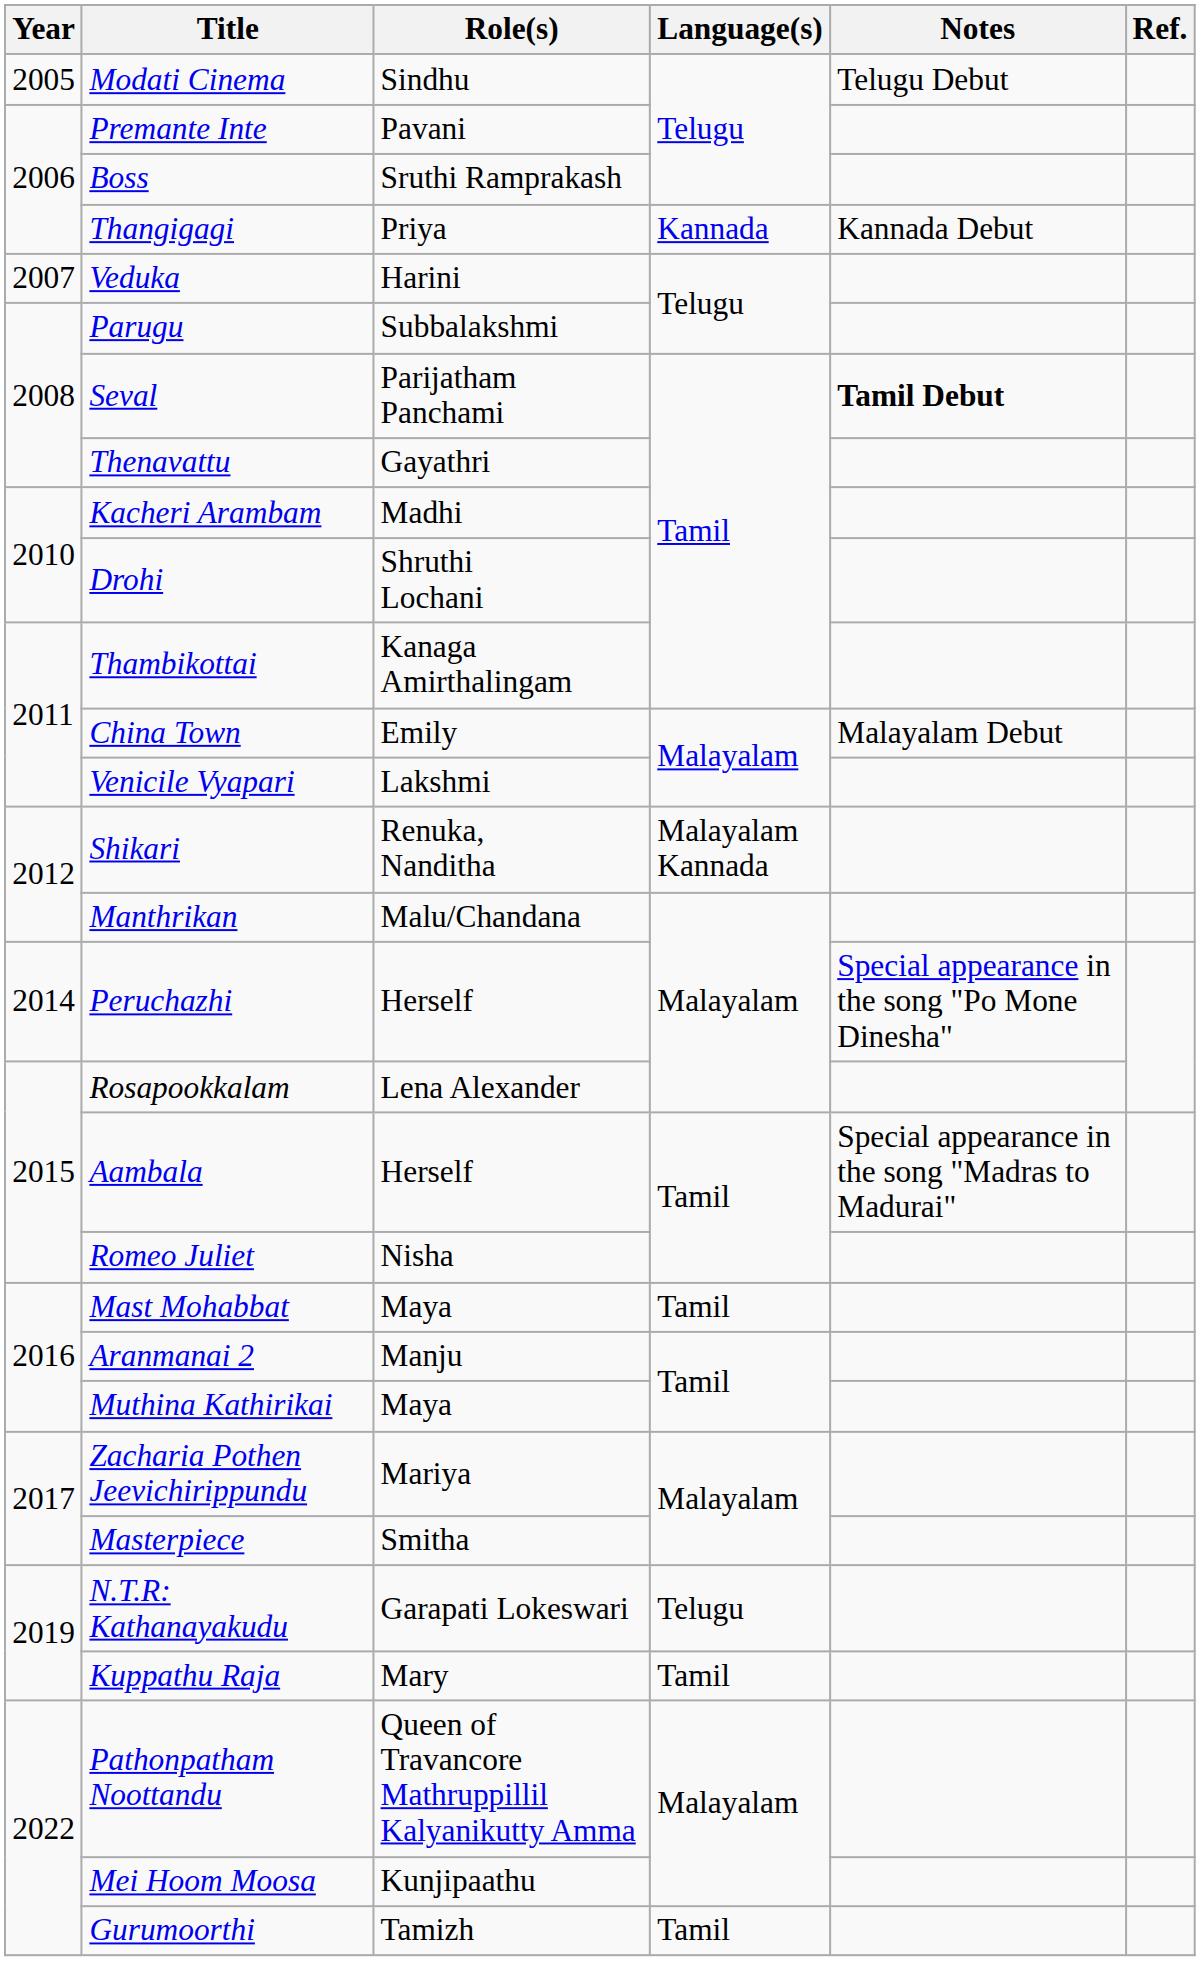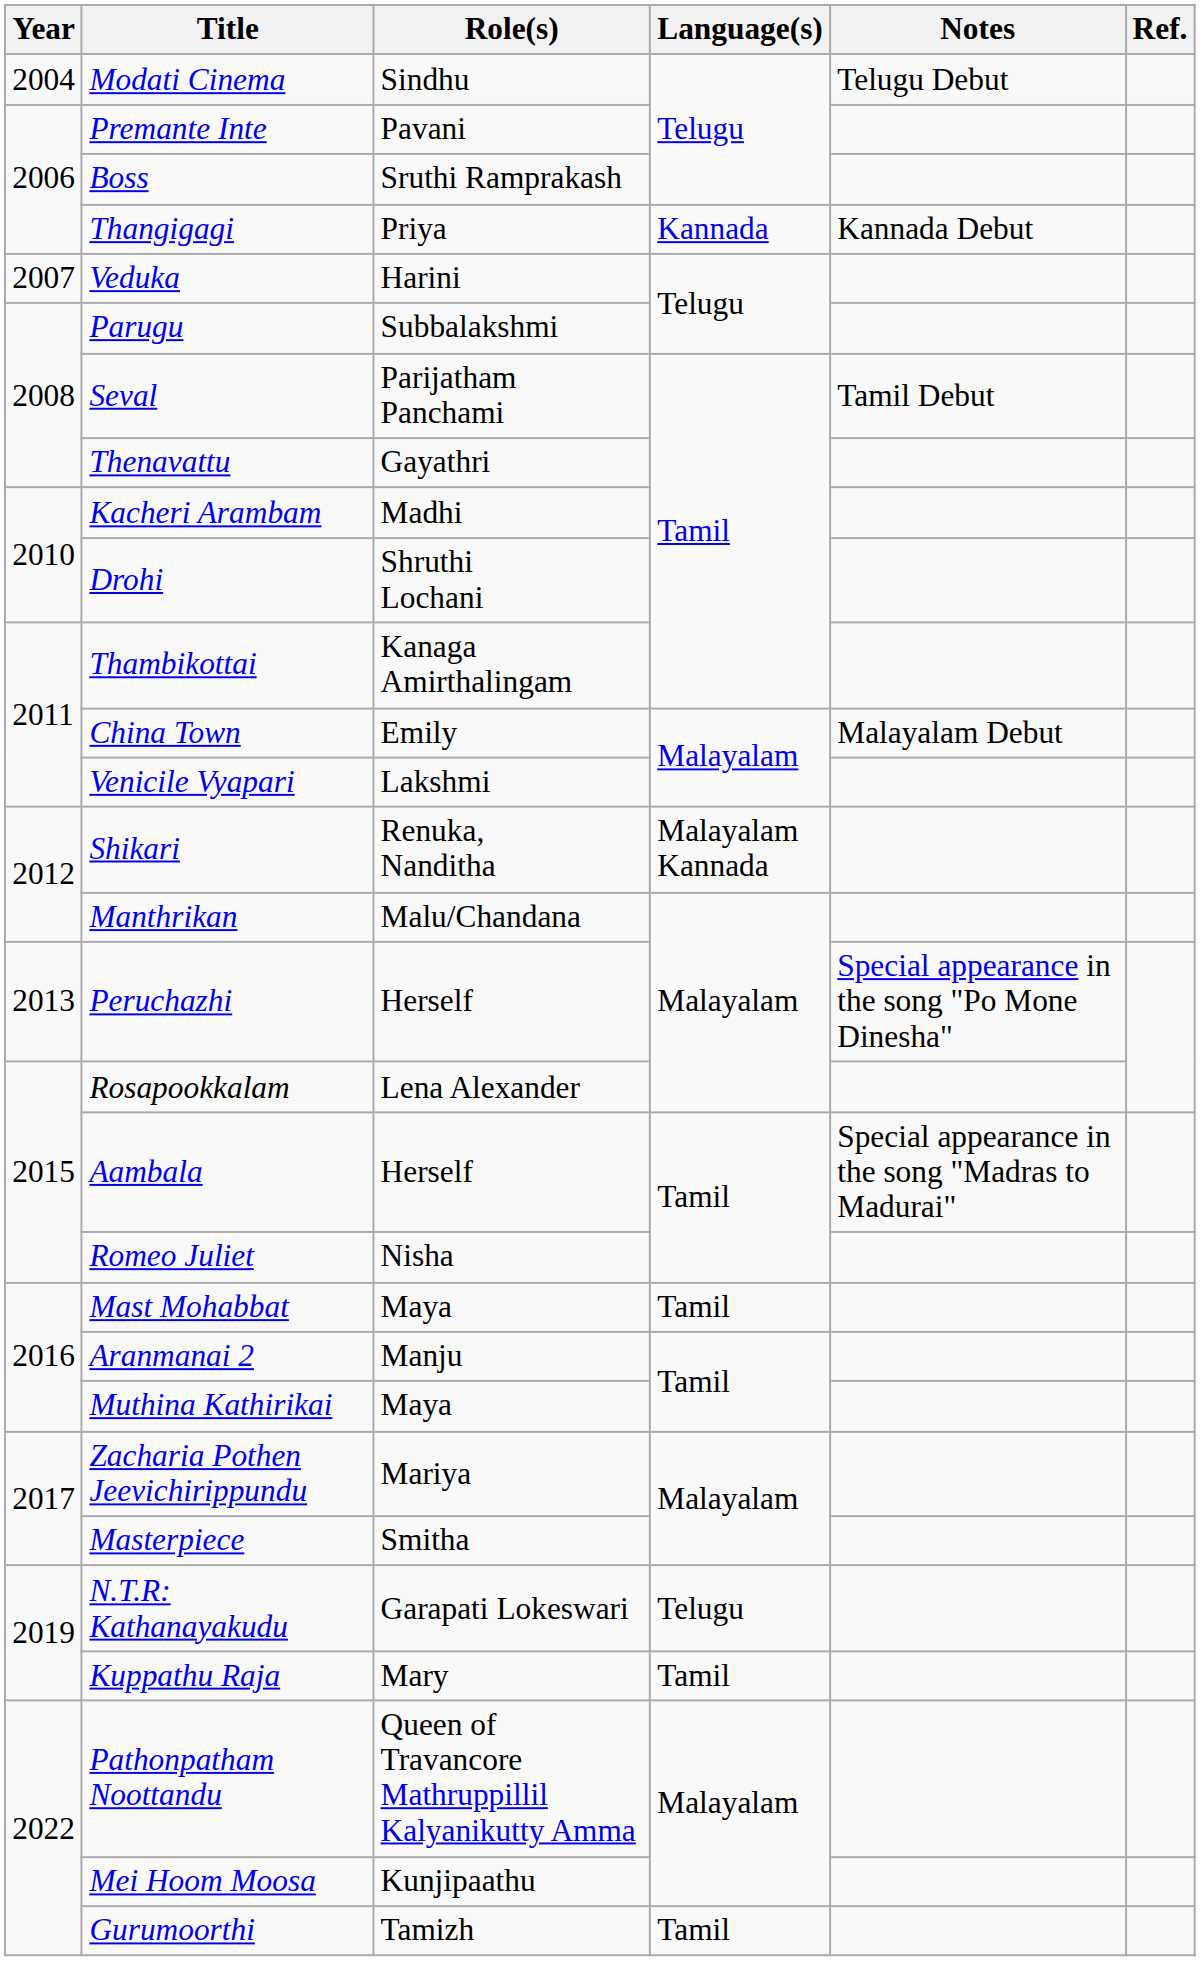(44, 79) 2005 -> (44, 79) 2004
(921, 395) bold -> (916, 395) normal
(44, 1001) 2014 -> (44, 1001) 2013
